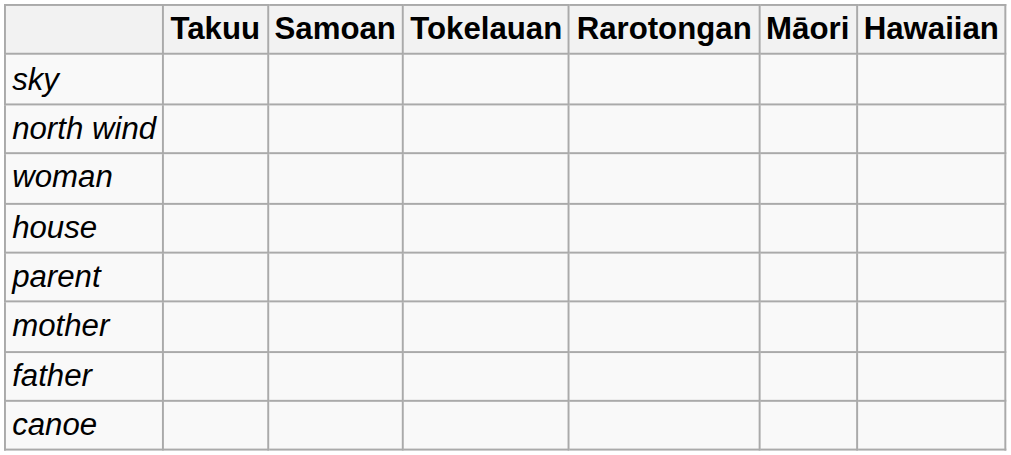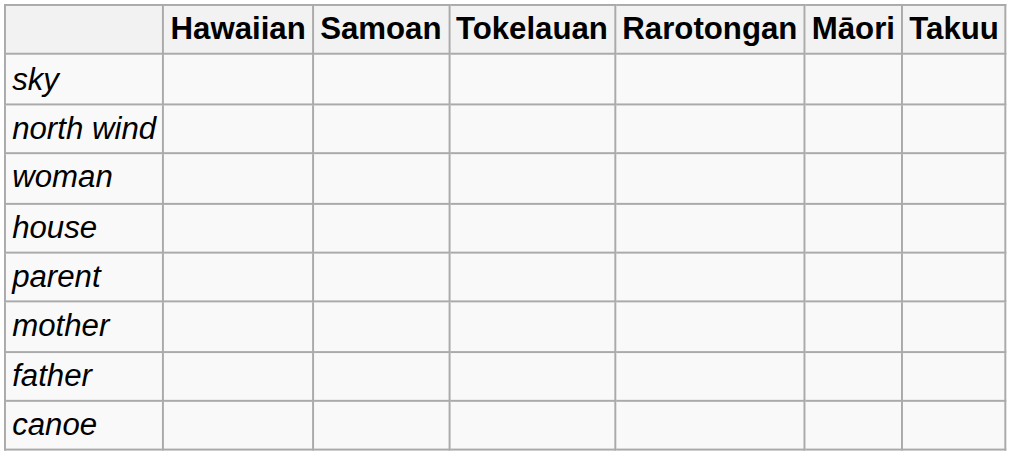columns swapped: (215, 29) <-> (931, 29)
